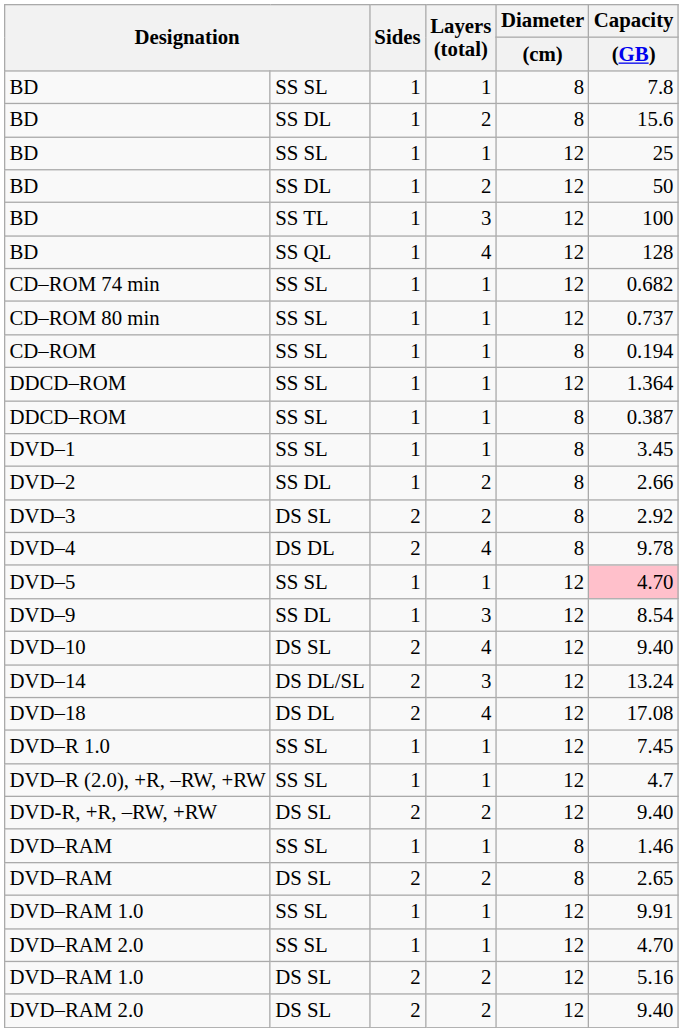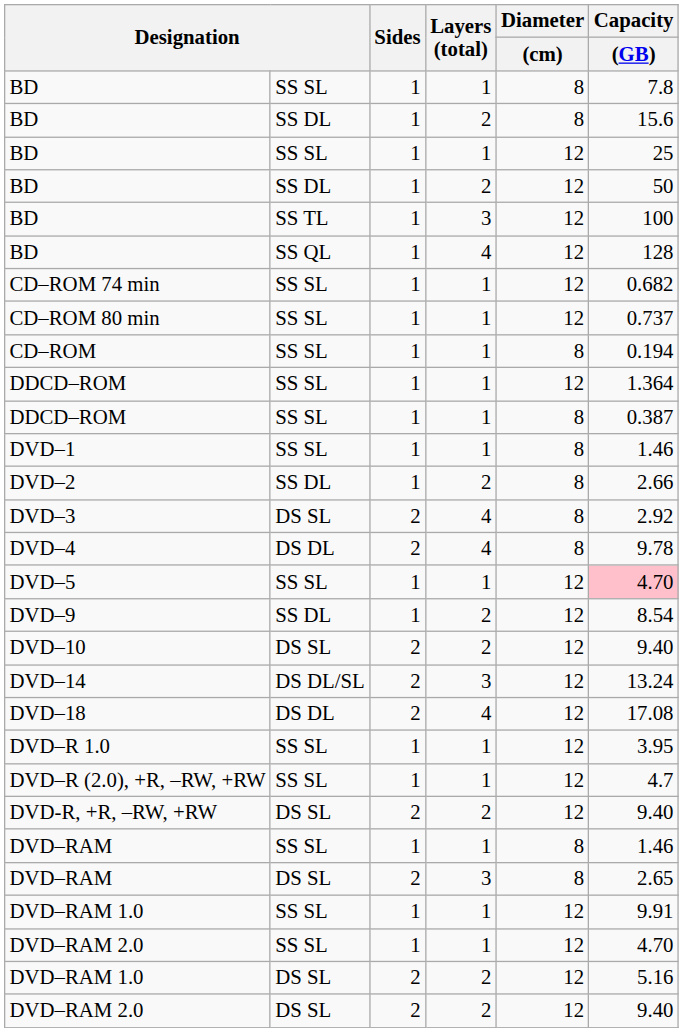(655, 449) 3.45 -> (655, 449) 1.46
(486, 515) 2 -> (486, 515) 4
(486, 614) 3 -> (486, 614) 2
(486, 647) 4 -> (486, 647) 2
(655, 746) 7.45 -> (655, 746) 3.95
(486, 878) 2 -> (486, 878) 3
